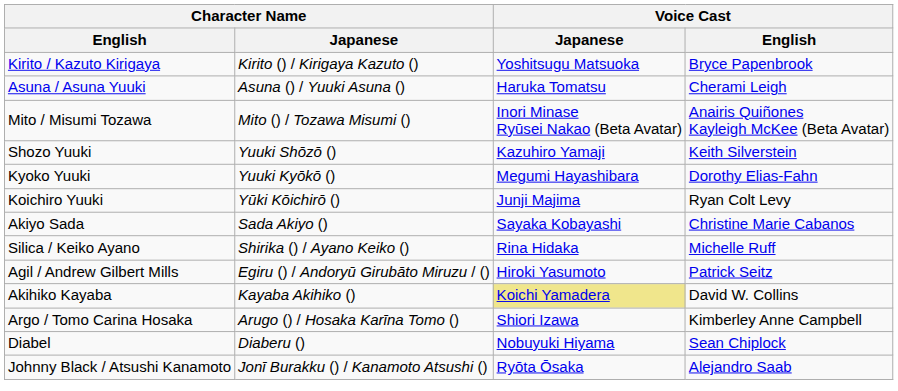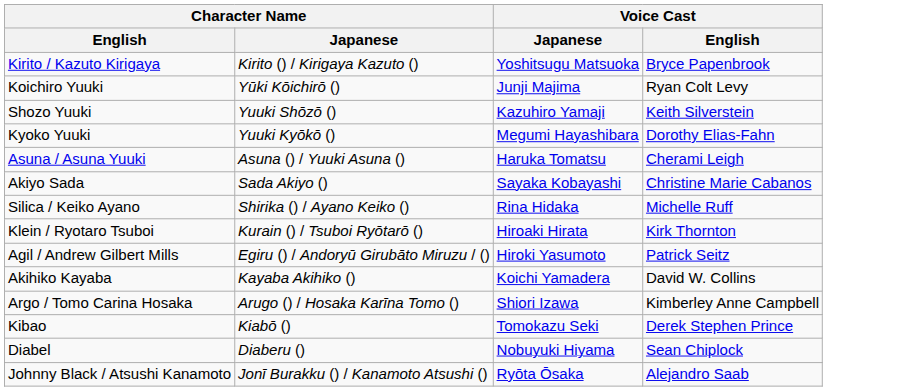rows swapped: (77, 87) <-> (55, 200)
- row: (80, 120)
+ row: (81, 231)
(553, 295) khaki background -> (553, 278) no background
+ row: (27, 326)
